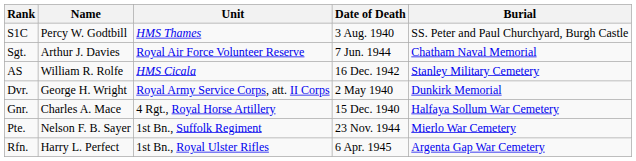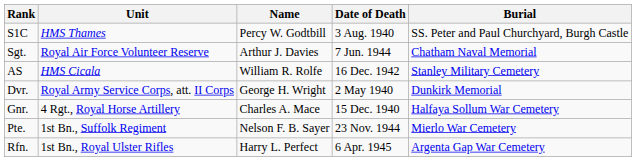columns swapped: (86, 14) <-> (233, 14)
